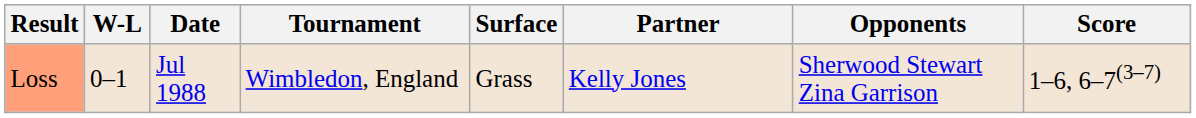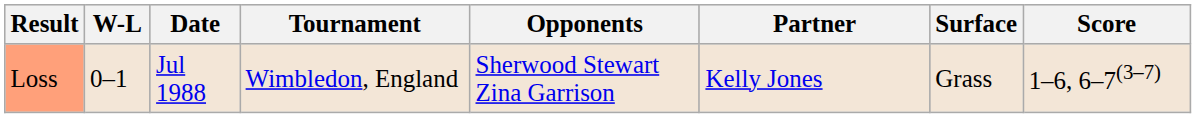columns swapped: (516, 24) <-> (908, 24)
